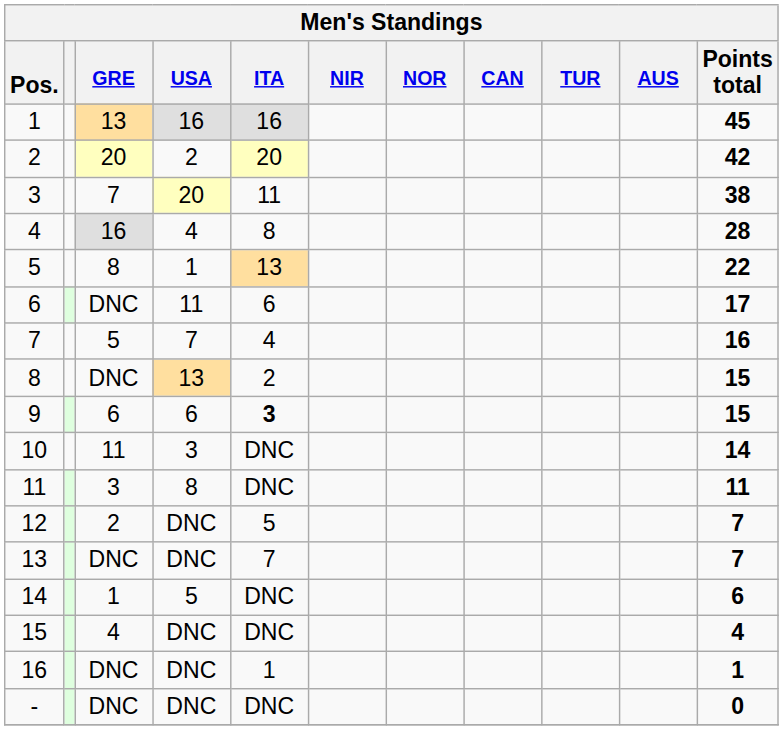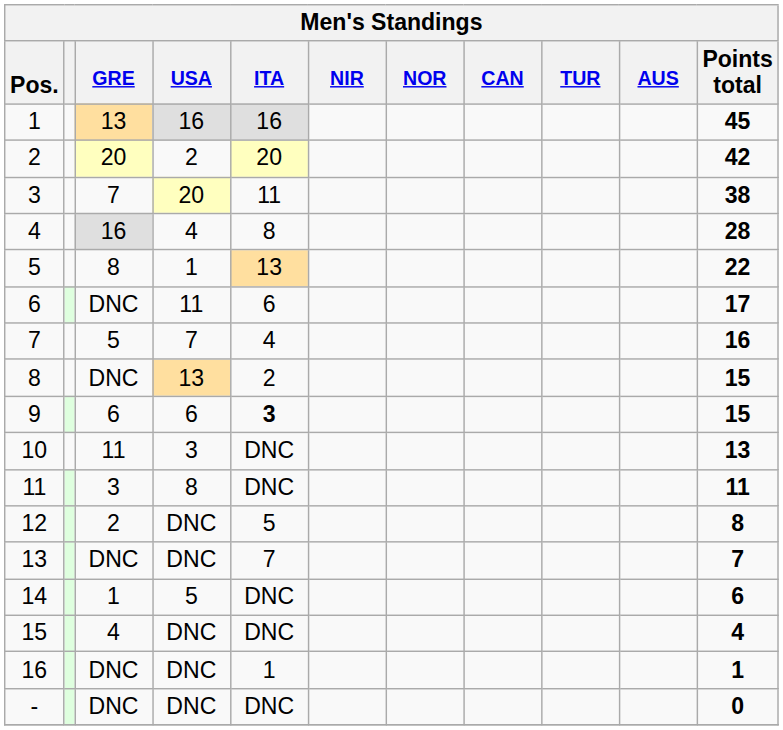(738, 450) 14 -> (738, 450) 13
(738, 523) 7 -> (738, 523) 8
